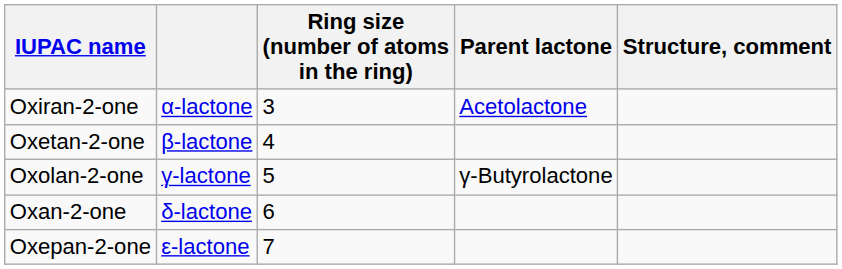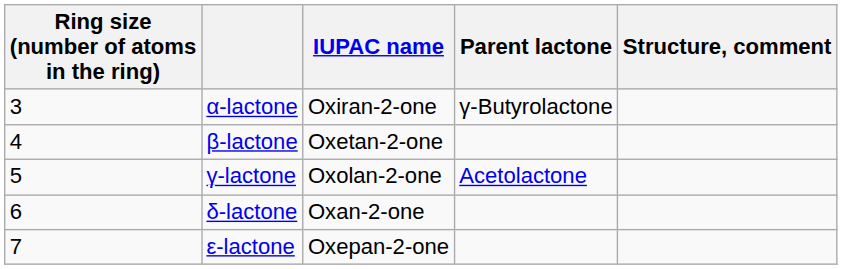columns swapped: (356, 46) <-> (80, 46)
(523, 106) Acetolactone -> (536, 106) γ-Butyrolactone
(536, 176) γ-Butyrolactone -> (523, 176) Acetolactone
